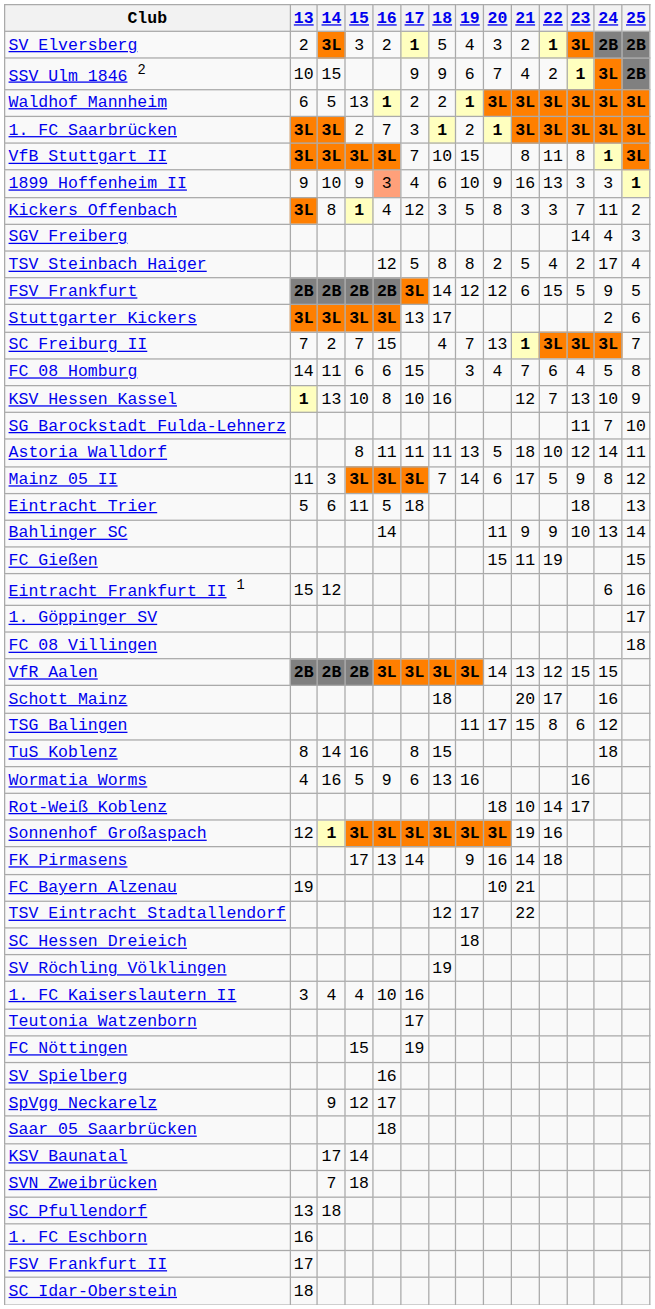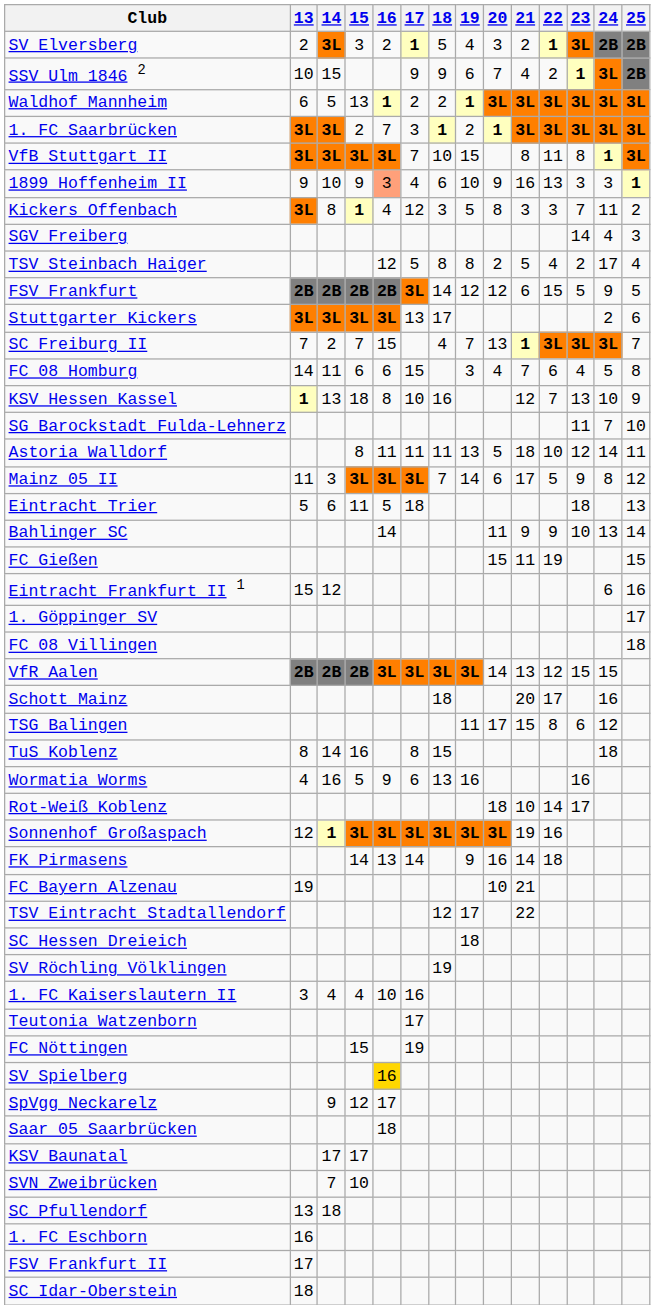(359, 399) 10 -> (359, 399) 18
(359, 861) 17 -> (359, 861) 14
(387, 1076) no background -> (387, 1076) gold background
(359, 1157) 14 -> (359, 1157) 17
(359, 1184) 18 -> (359, 1184) 10
